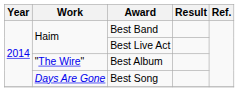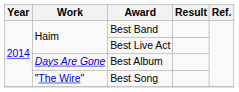(59, 62) "The Wire" -> (70, 62) Days Are Gone
(70, 78) Days Are Gone -> (59, 78) "The Wire"
